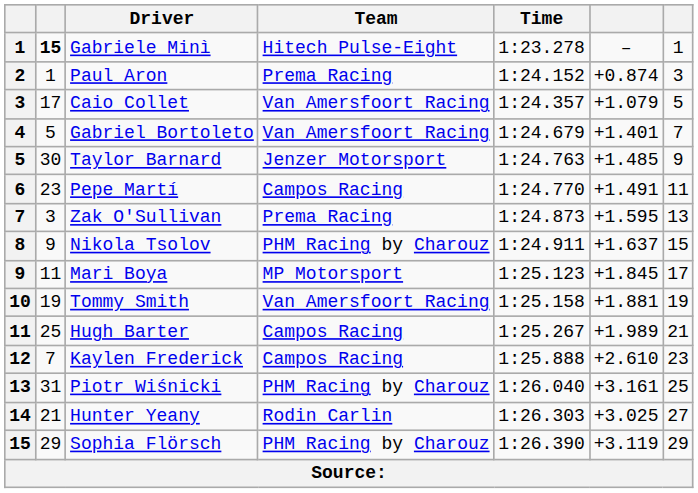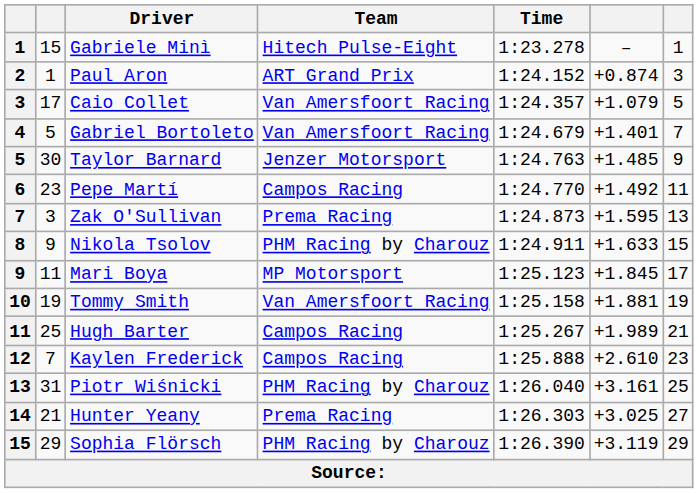(50, 47) bold -> (50, 47) normal
(327, 76) Prema Racing -> (338, 76) ART Grand Prix
(626, 189) +1.491 -> (626, 189) +1.492
(626, 246) +1.637 -> (626, 246) +1.633
(327, 416) Rodin Carlin -> (327, 416) Prema Racing
